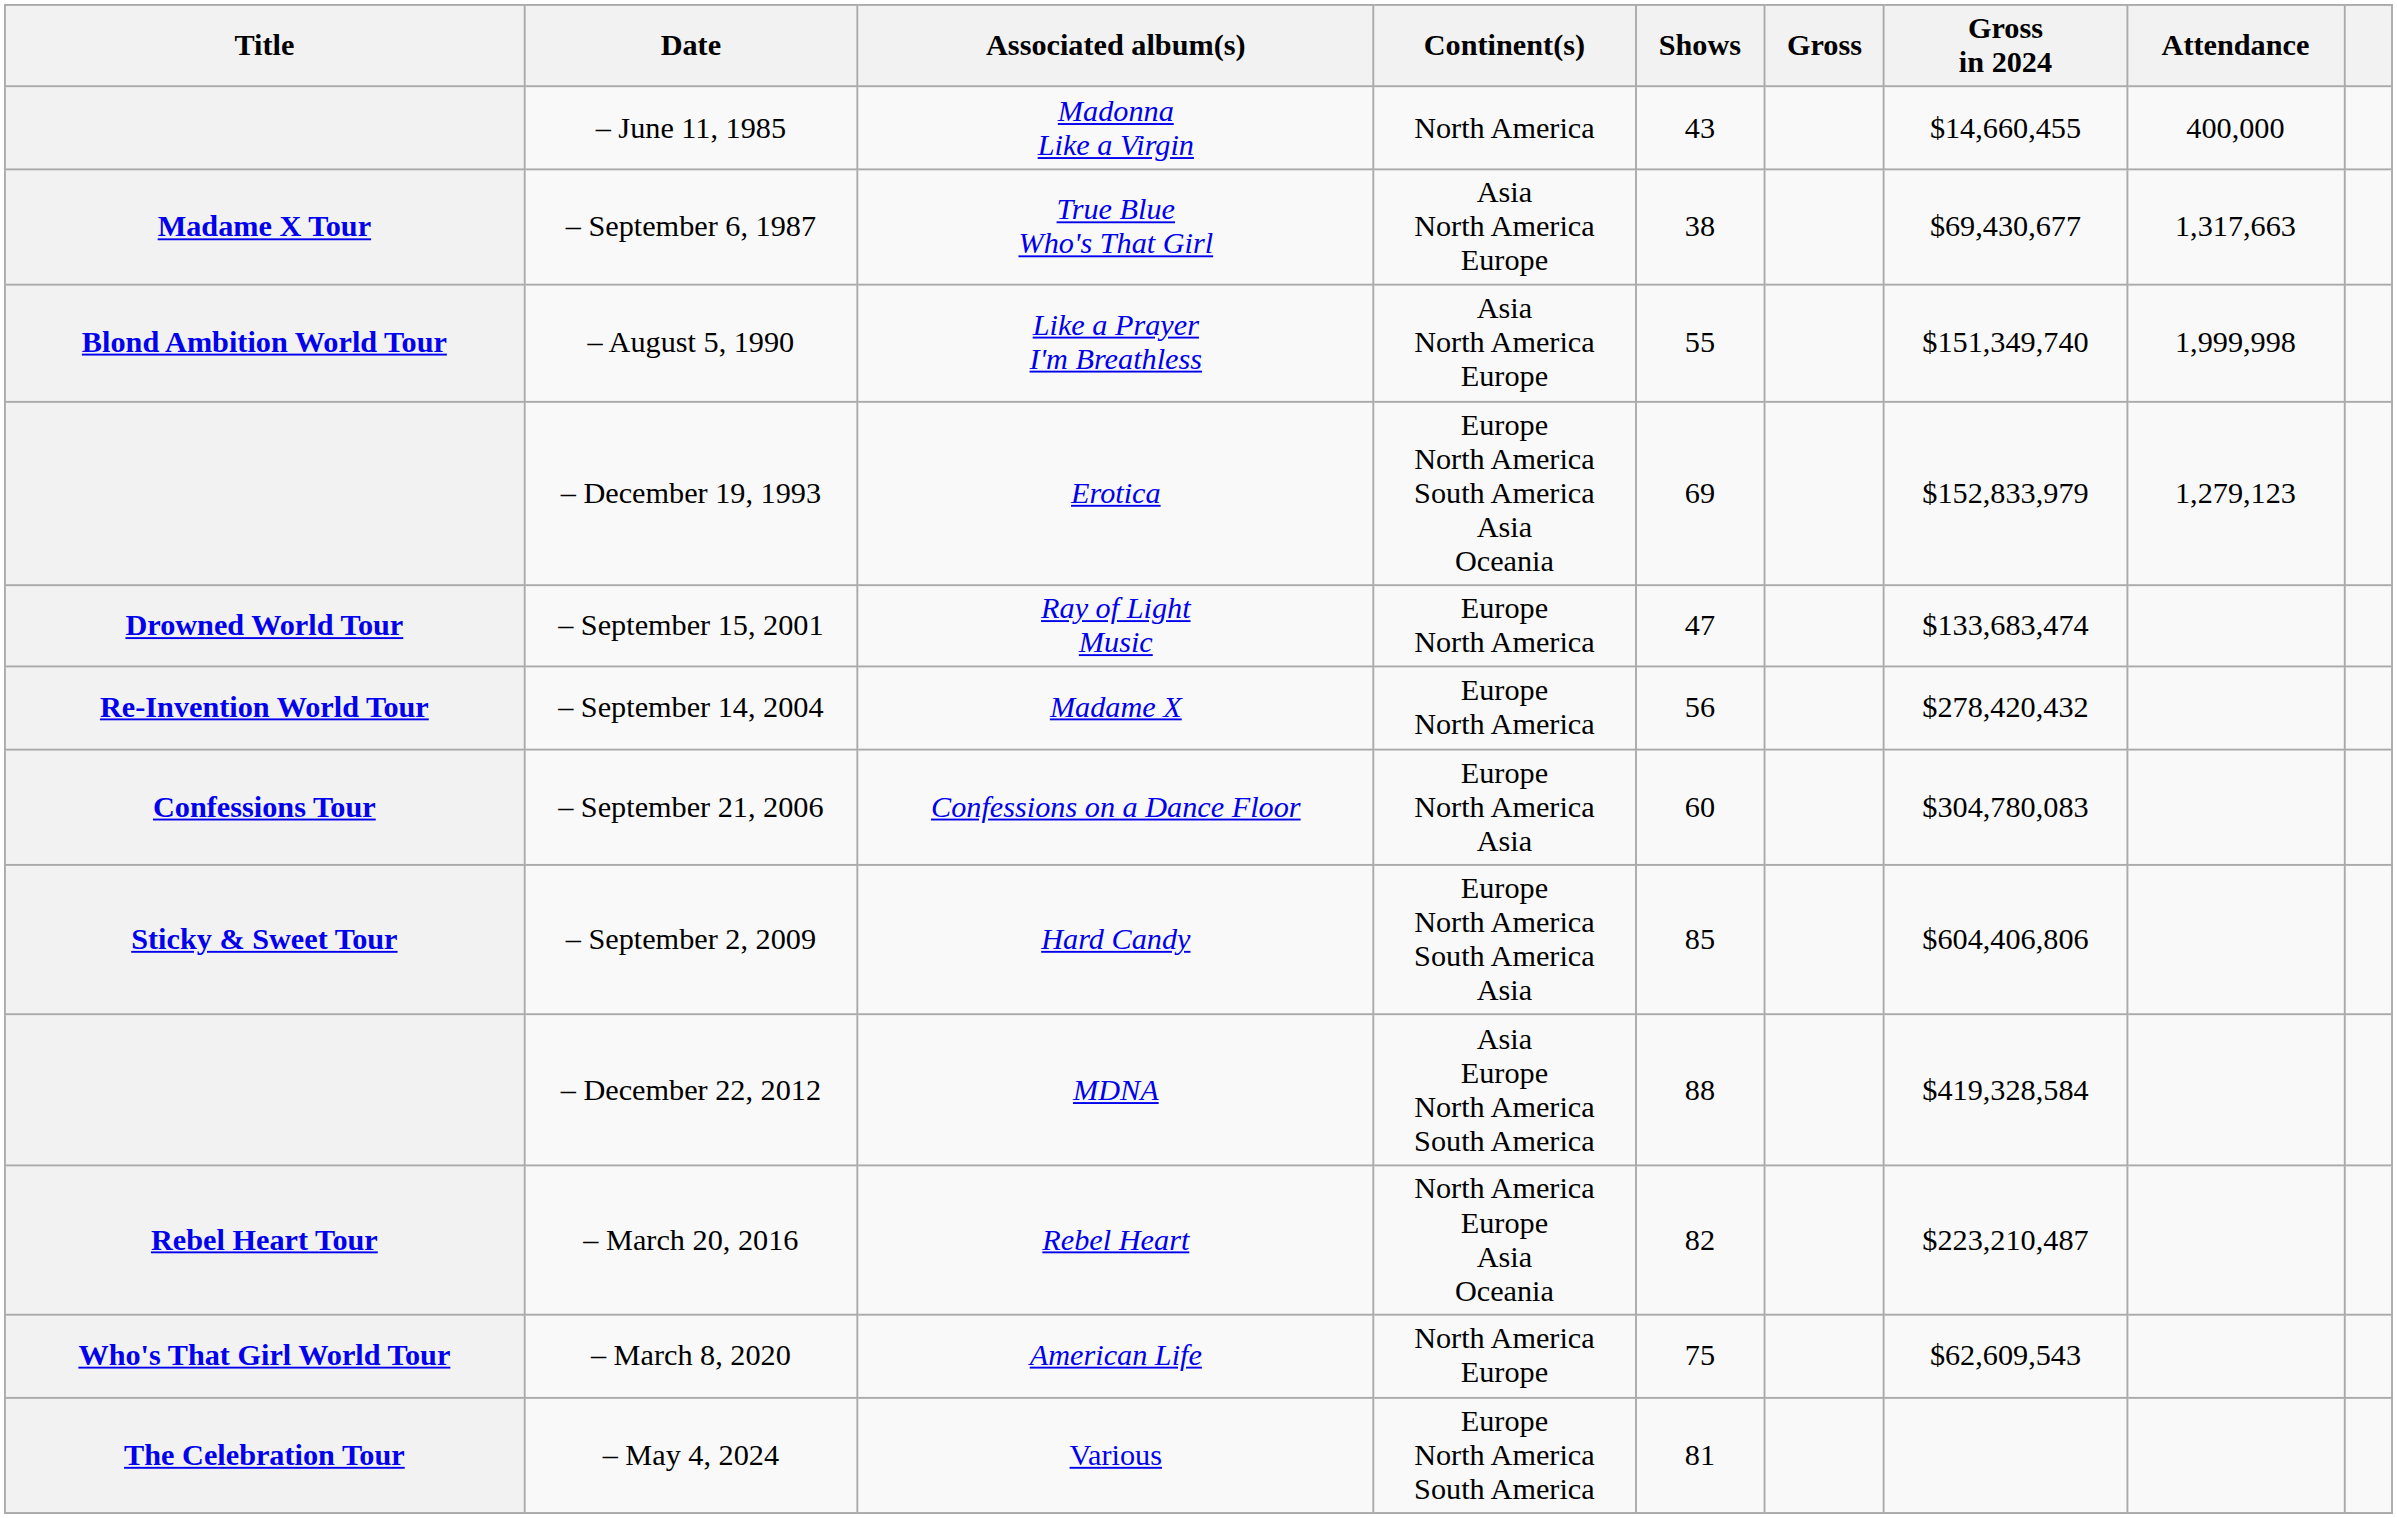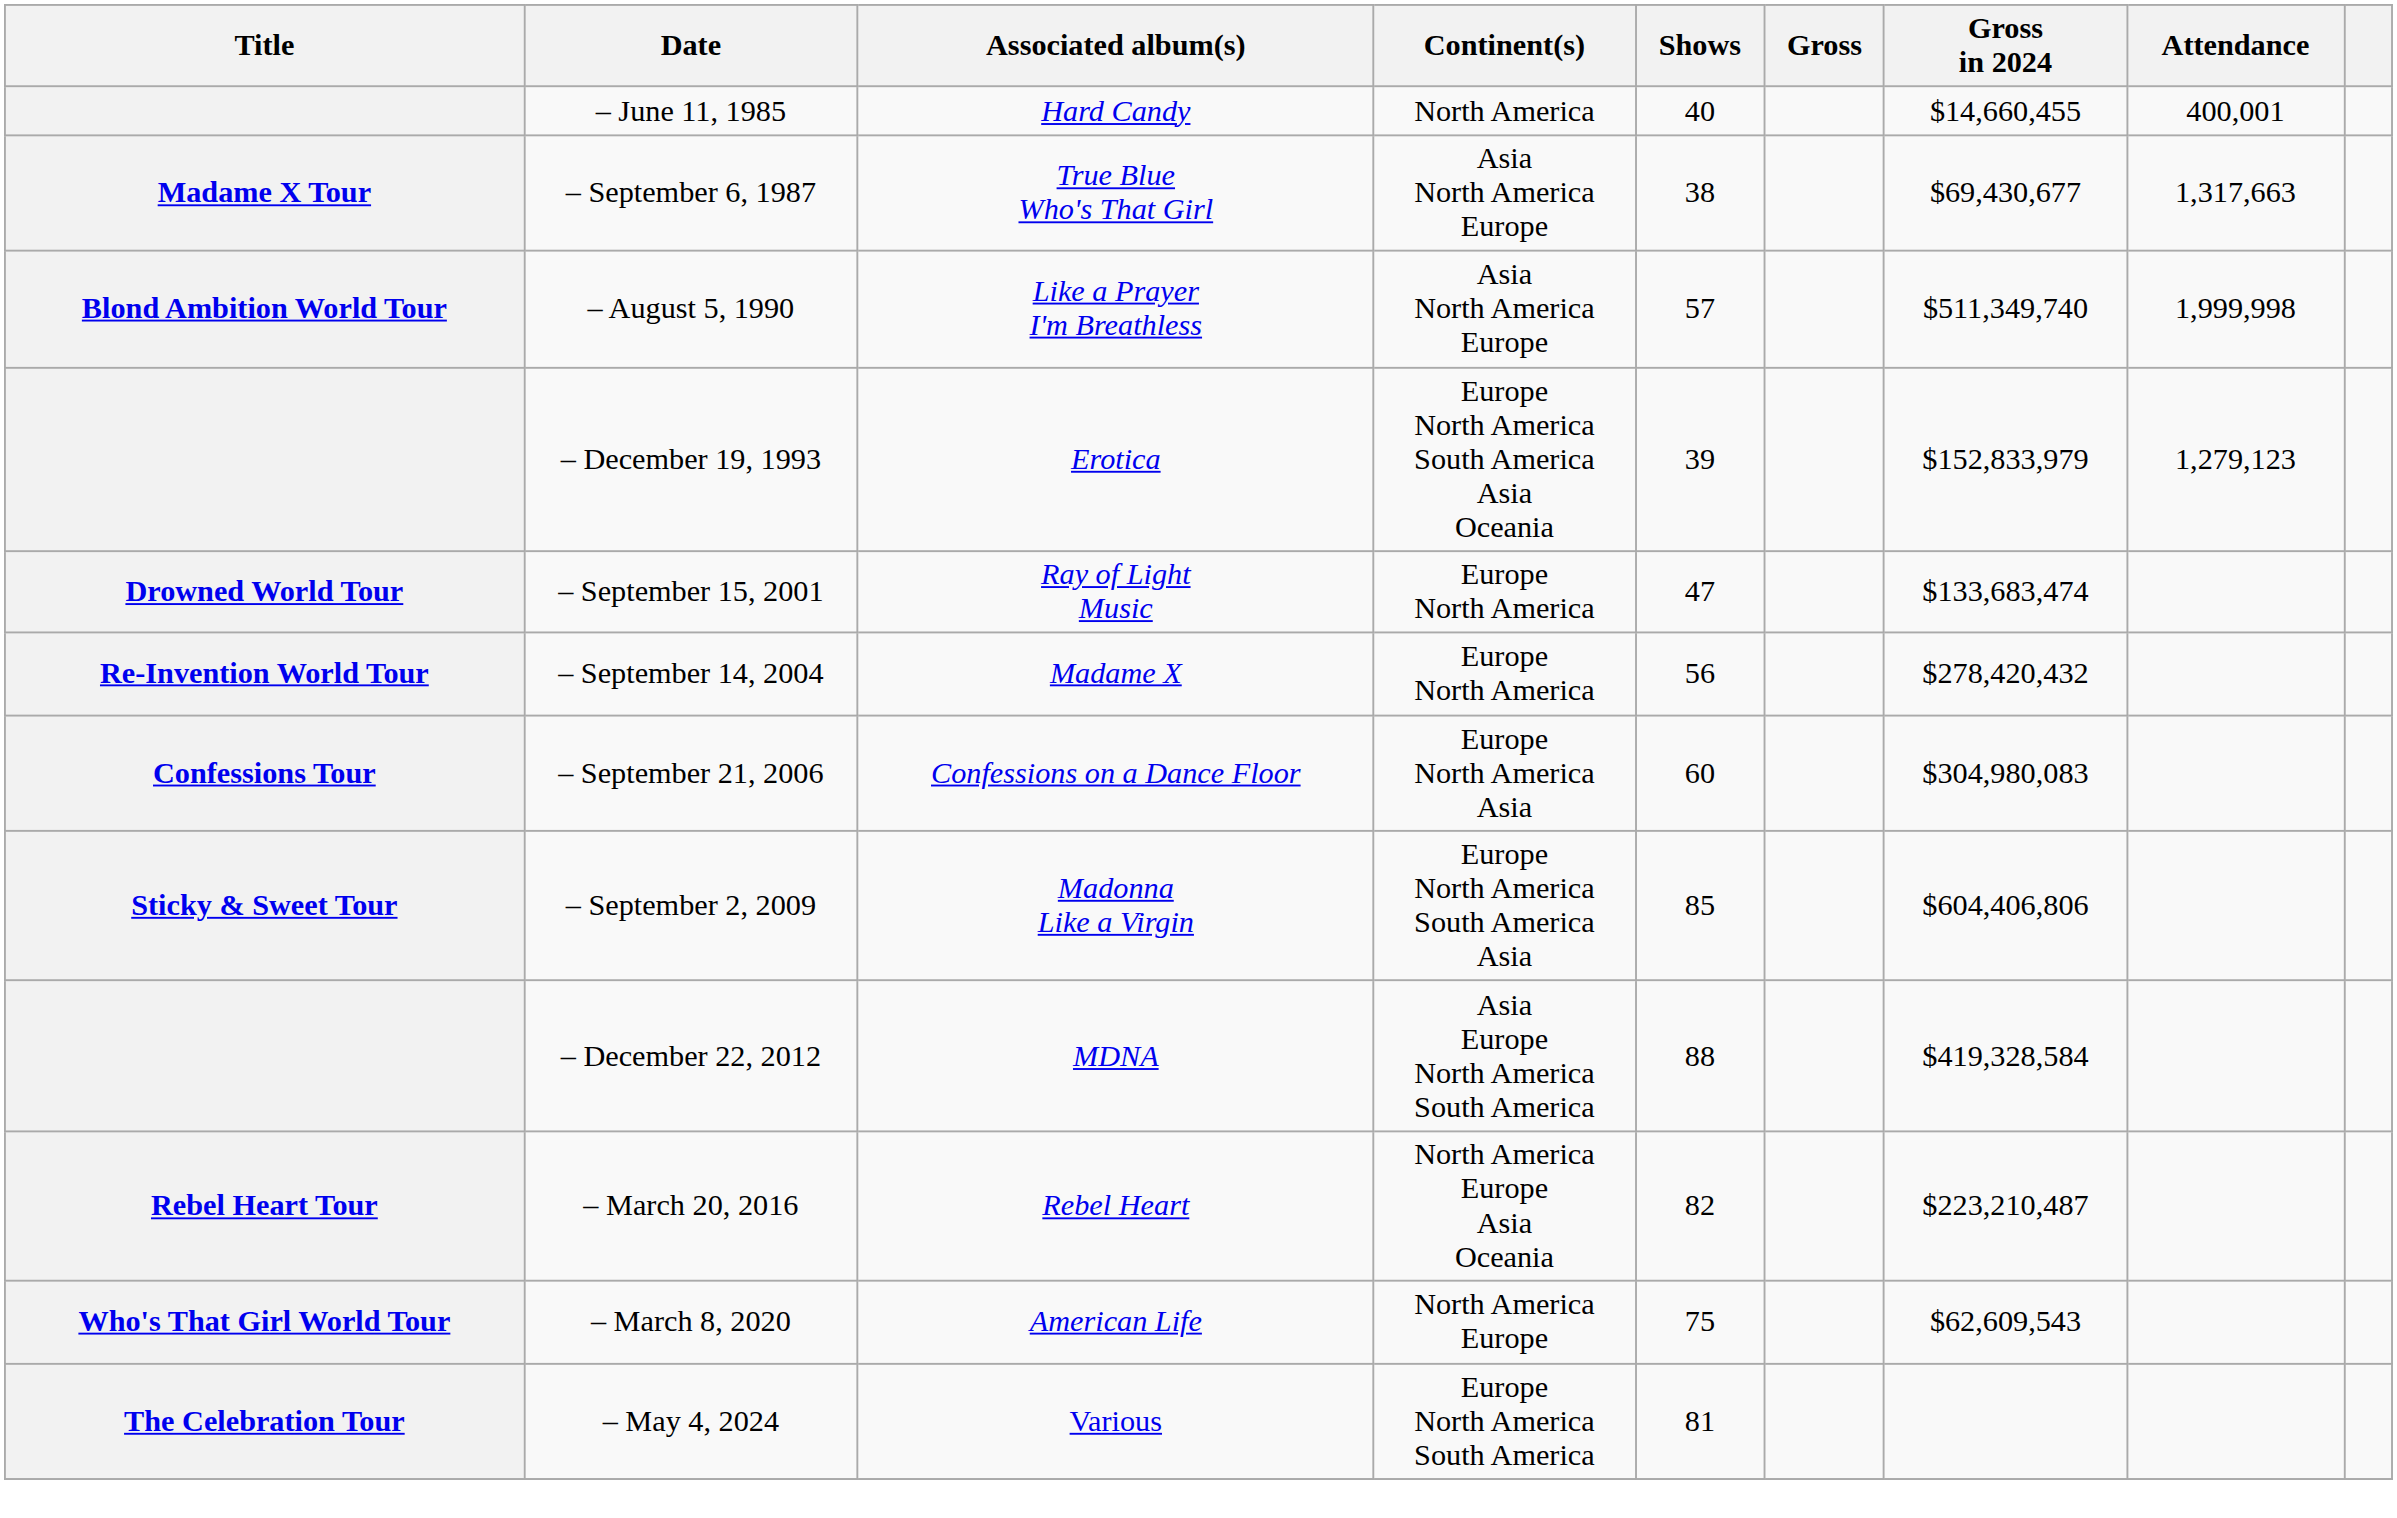(1116, 127) Madonna Like a Virgin -> (1116, 110) Hard Candy
(1700, 127) 43 -> (1700, 110) 40
(2235, 127) 400,000 -> (2235, 110) 400,001
(1700, 342) 55 -> (1700, 308) 57
(2005, 342) $151,349,740 -> (2005, 308) $511,349,740
(1700, 492) 69 -> (1700, 458) 39
(2005, 806) $304,780,083 -> (2005, 772) $304,980,083
(1116, 939) Hard Candy -> (1116, 905) Madonna Like a Virgin
